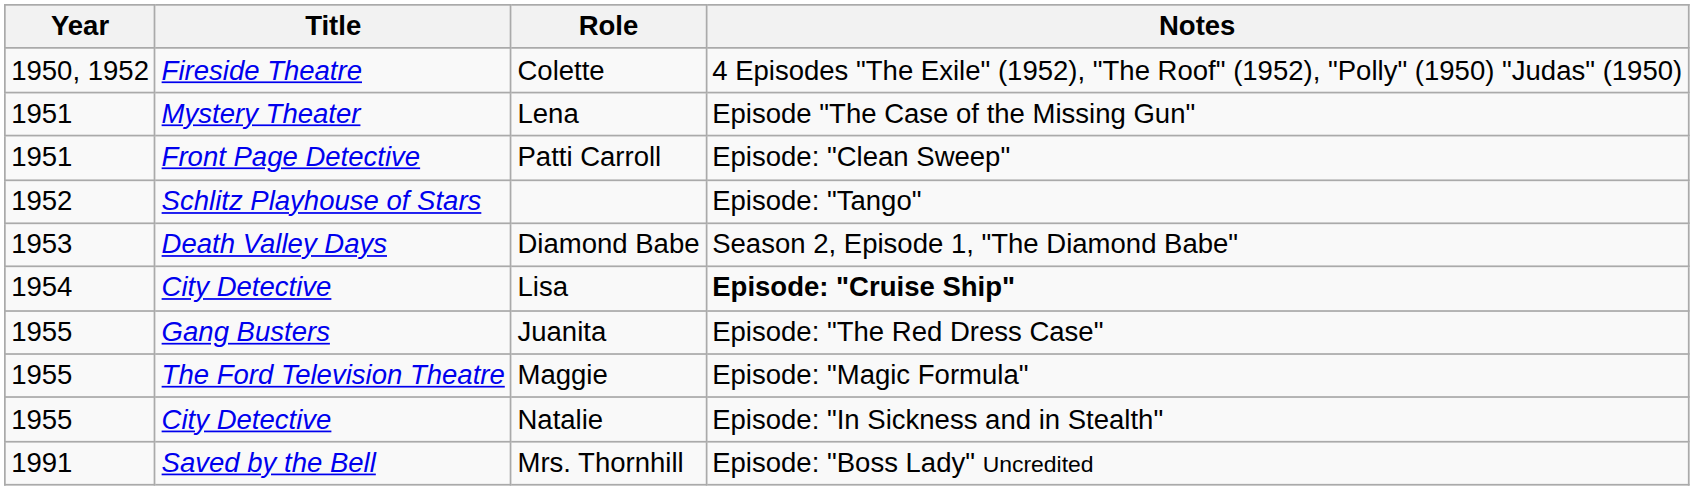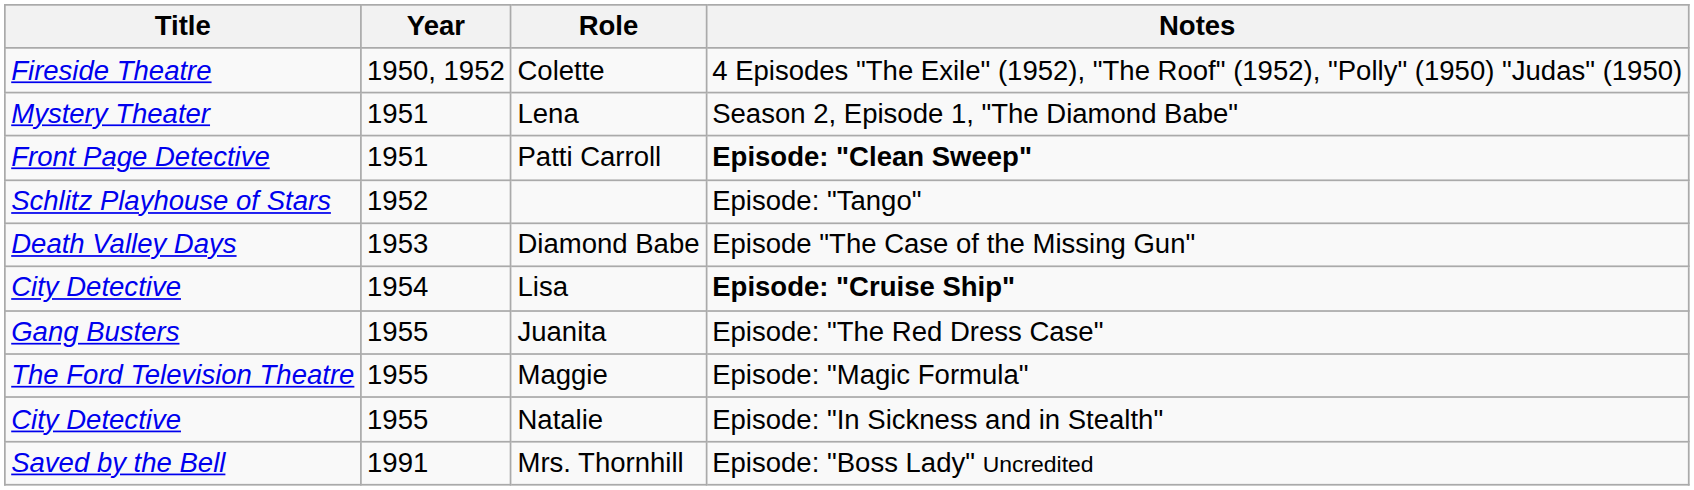columns swapped: (80, 26) <-> (333, 26)
(954, 113) Episode "The Case of the Missing Gun" -> (975, 113) Season 2, Episode 1, "The Diamond Babe"
(861, 157) normal -> (872, 157) bold
(975, 244) Season 2, Episode 1, "The Diamond Babe" -> (954, 244) Episode "The Case of the Missing Gun"
